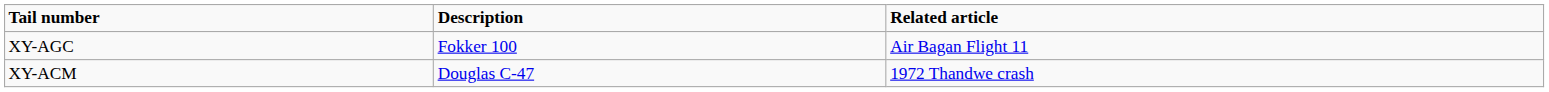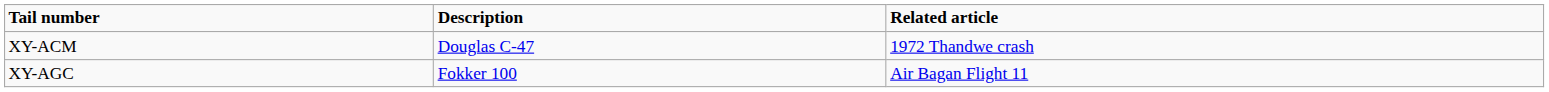rows swapped: (43, 73) <-> (41, 45)
